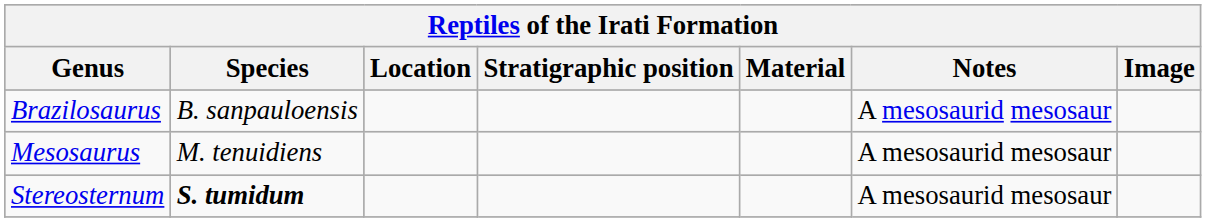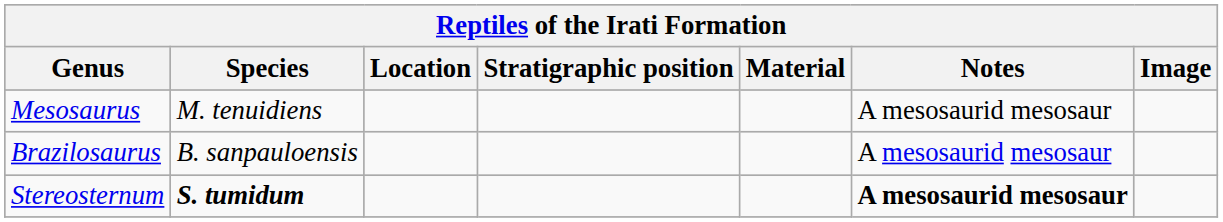rows swapped: (86, 110) <-> (76, 152)
(985, 195) normal -> (993, 195) bold
